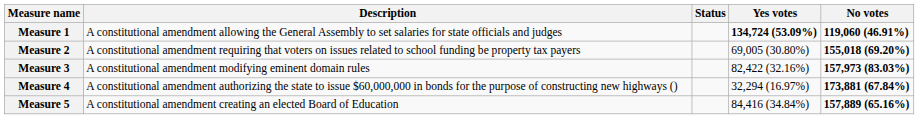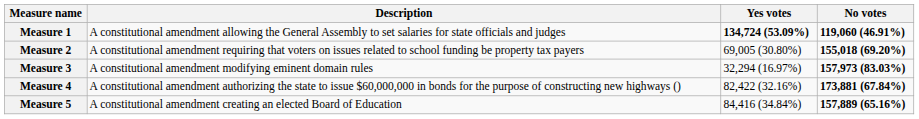- column: (710, 13)
(770, 68) 82,422 (32.16%) -> (762, 68) 32,294 (16.97%)
(770, 86) 32,294 (16.97%) -> (762, 86) 82,422 (32.16%)
